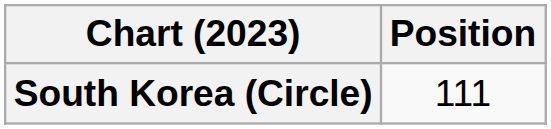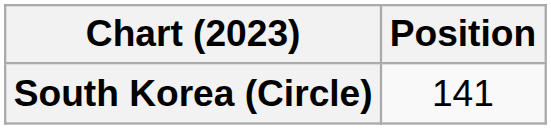(463, 92) 111 -> (463, 92) 141
